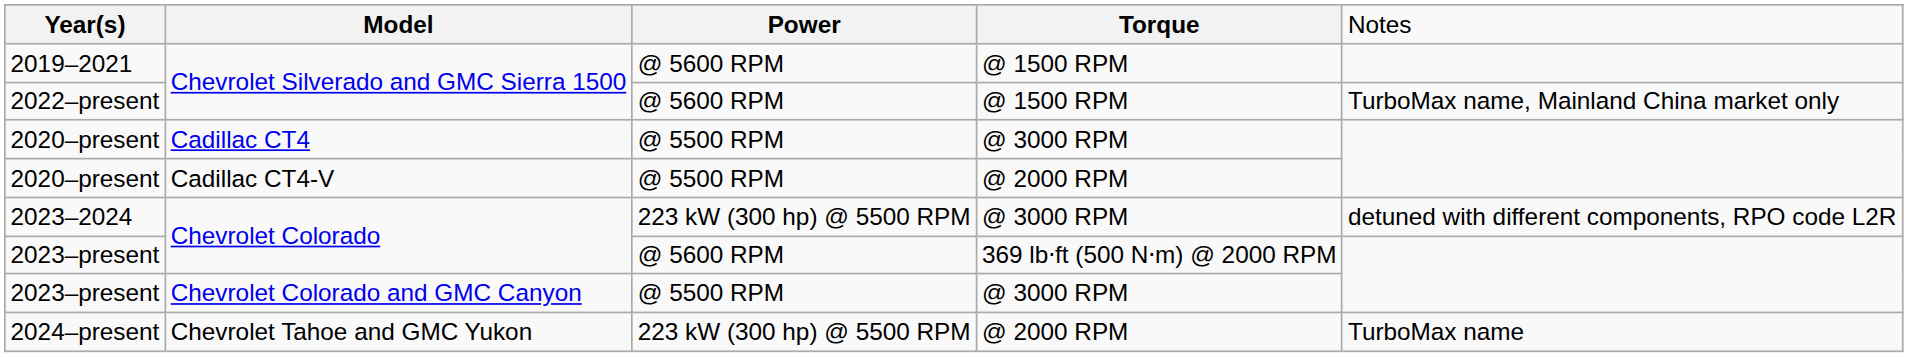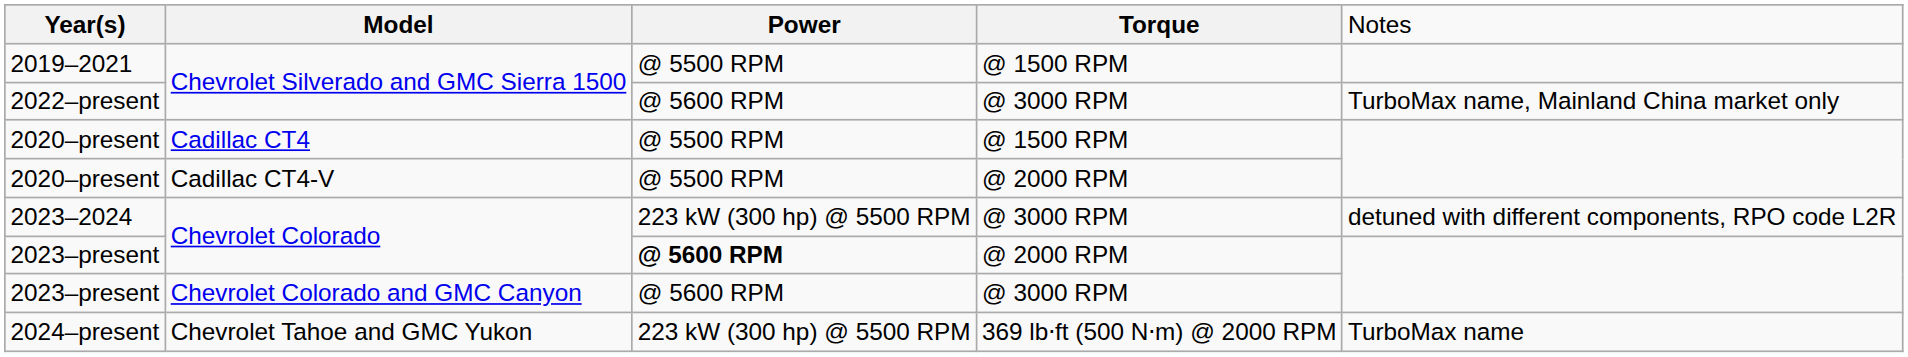(711, 63) @ 5600 RPM -> (711, 63) @ 5500 RPM
(1055, 101) @ 1500 RPM -> (1055, 101) @ 3000 RPM
(1055, 140) @ 3000 RPM -> (1055, 140) @ 1500 RPM
(711, 255) normal -> (710, 255) bold
(1159, 255) 369 lb⋅ft (500 N⋅m) @ 2000 RPM -> (1055, 255) @ 2000 RPM
(711, 294) @ 5500 RPM -> (711, 294) @ 5600 RPM
(1055, 332) @ 2000 RPM -> (1159, 332) 369 lb⋅ft (500 N⋅m) @ 2000 RPM
